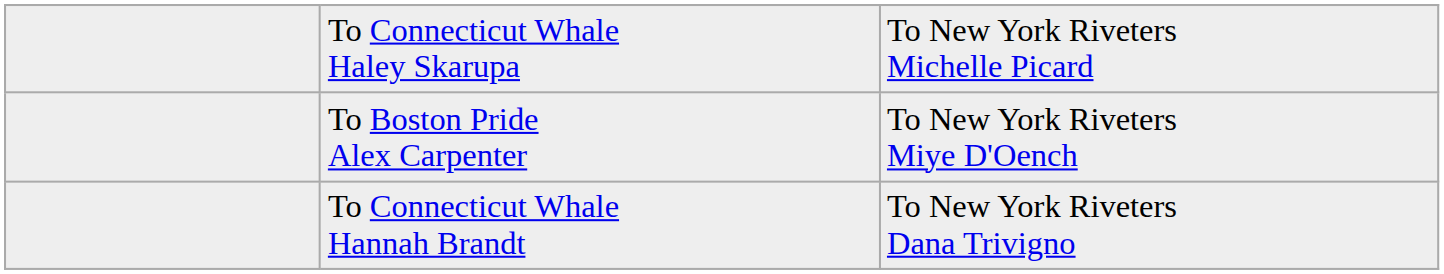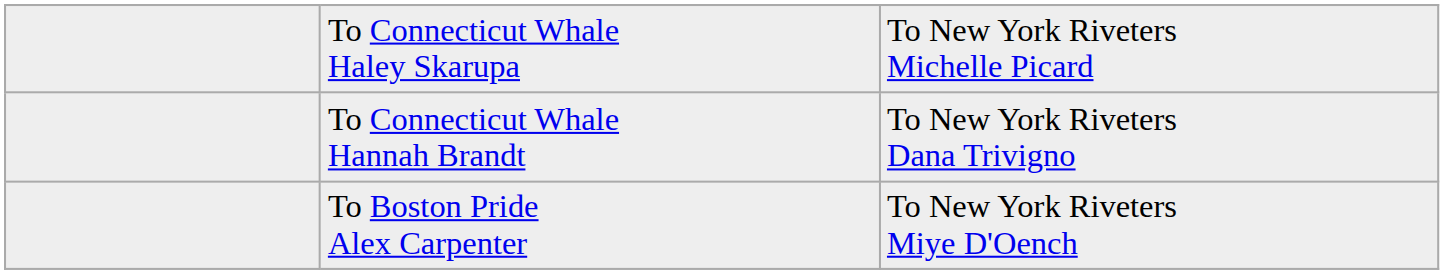rows swapped: (473, 224) <-> (433, 136)
